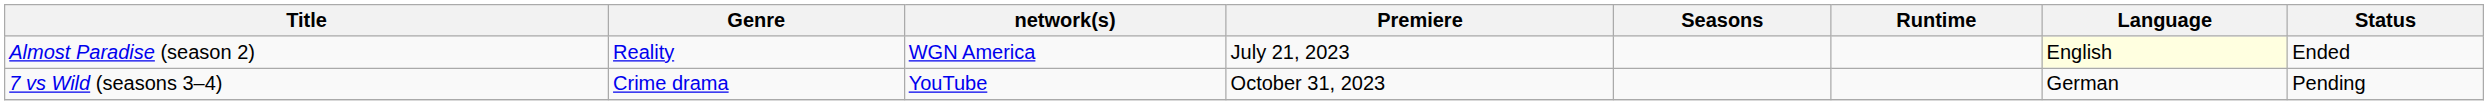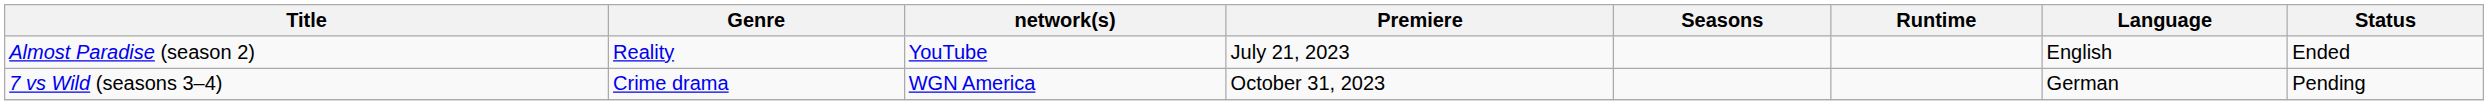(972, 52) WGN America -> (948, 52) YouTube
(2079, 52) lightyellow background -> (2079, 52) no background
(948, 83) YouTube -> (972, 83) WGN America
